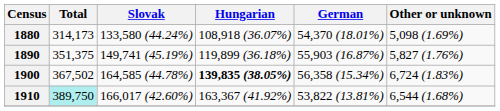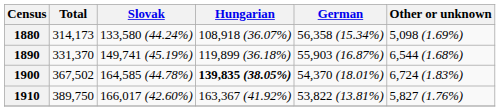(340, 34) 54,370 (18.01%) -> (340, 34) 56,358 (15.34%)
(73, 55) 351,375 -> (73, 55) 331,370
(426, 55) 5,827 (1.76%) -> (426, 55) 6,544 (1.68%)
(340, 75) 56,358 (15.34%) -> (340, 75) 54,370 (18.01%)
(73, 95) paleturquoise background -> (73, 95) no background
(426, 95) 6,544 (1.68%) -> (426, 95) 5,827 (1.76%)
